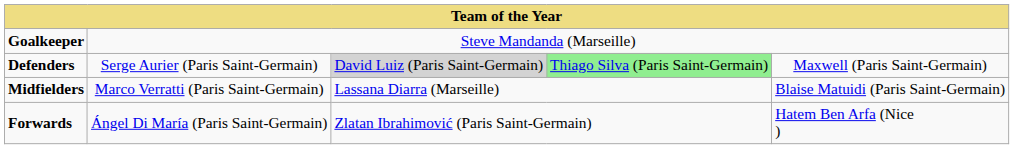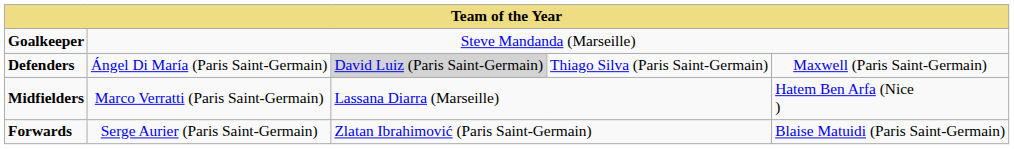(209, 65) Serge Aurier (Paris Saint-Germain) -> (209, 65) Ángel Di María (Paris Saint-Germain)
(659, 65) lightgreen background -> (659, 65) no background
(890, 89) Blaise Matuidi (Paris Saint-Germain) -> (844, 98) Hatem Ben Arfa (Nice )
(209, 122) Ángel Di María (Paris Saint-Germain) -> (209, 131) Serge Aurier (Paris Saint-Germain)
(844, 122) Hatem Ben Arfa (Nice ) -> (890, 131) Blaise Matuidi (Paris Saint-Germain)
